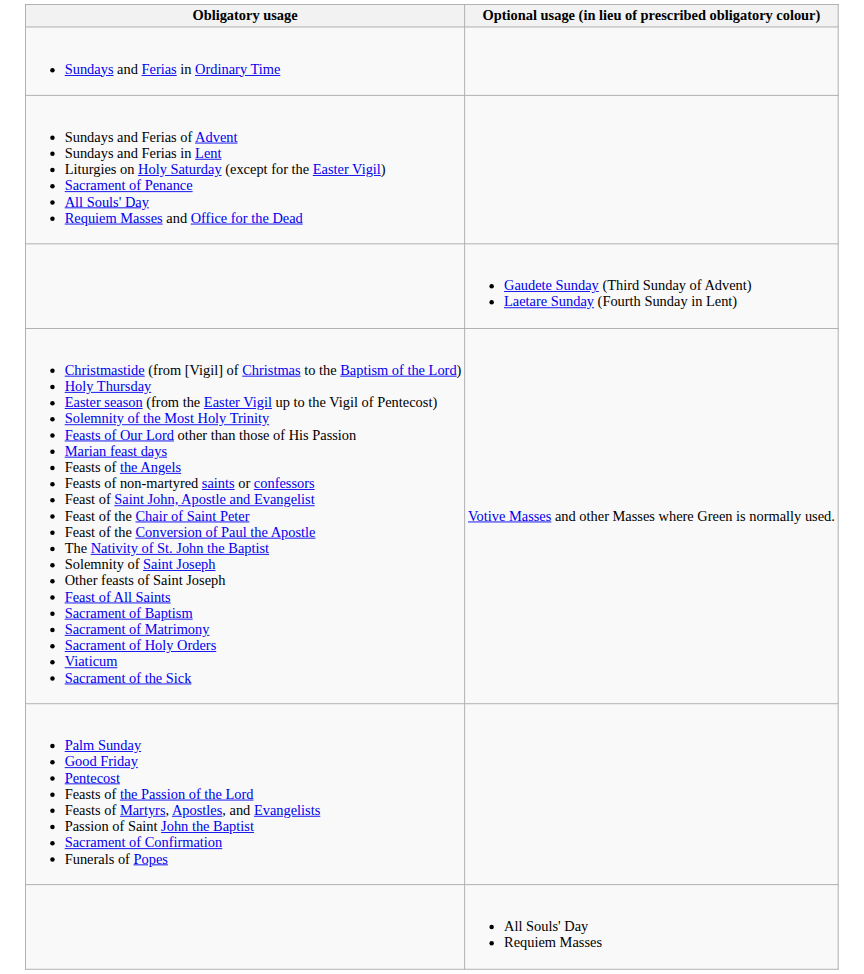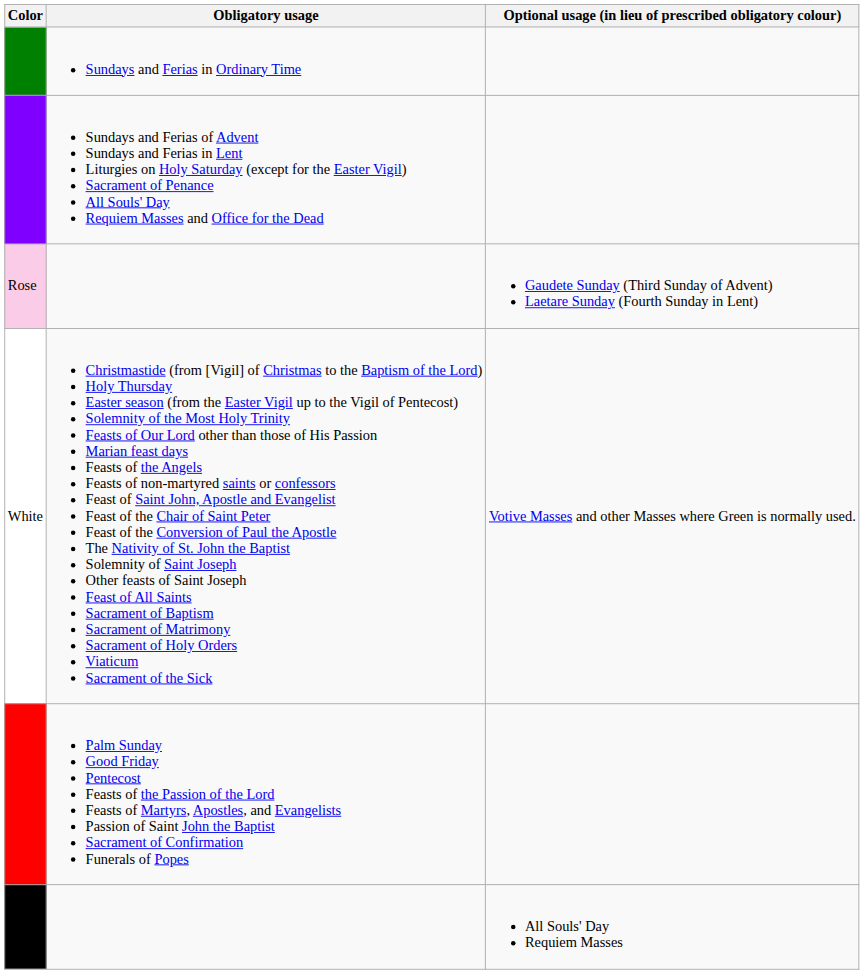+ column: (25, 15)
